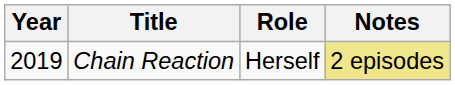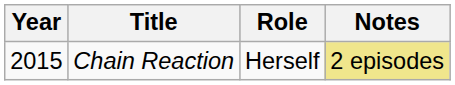(36, 60) 2019 -> (36, 60) 2015
